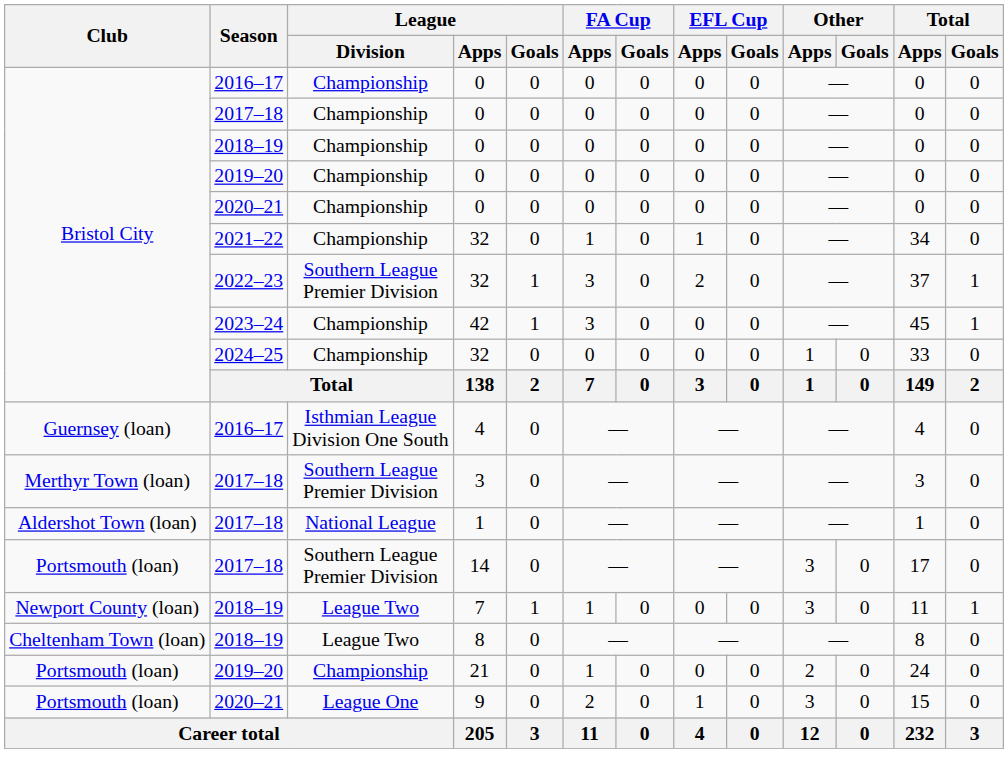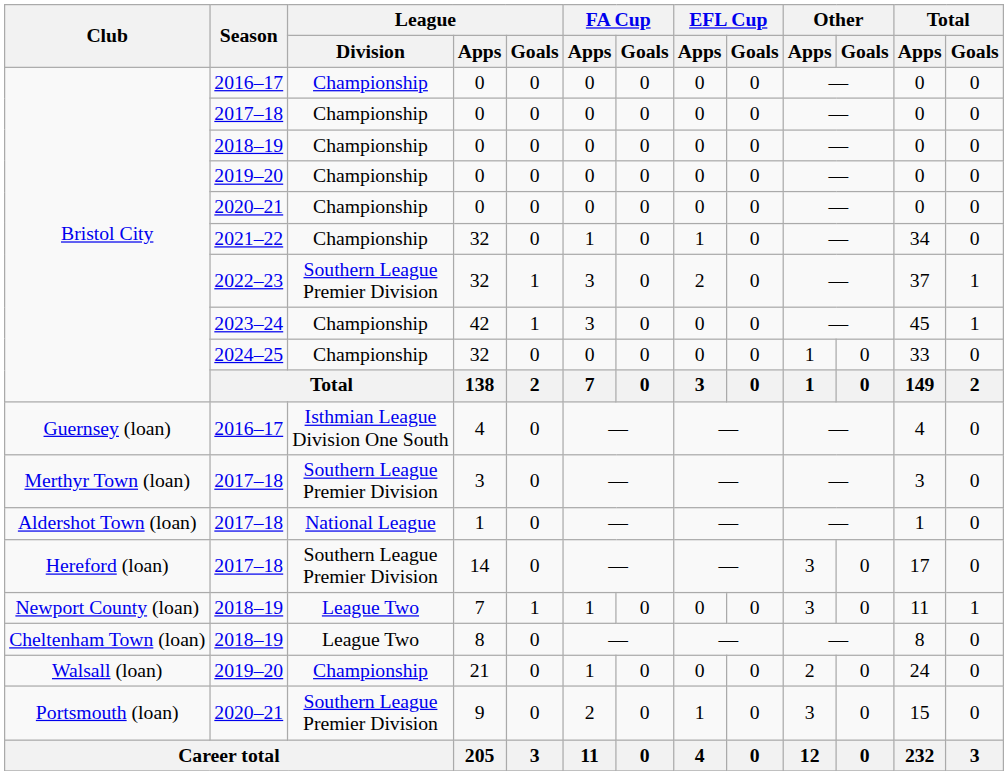(107, 565) Portsmouth (loan) -> (107, 565) Hereford (loan)
(107, 670) Portsmouth (loan) -> (107, 670) Walsall (loan)
(370, 701) League One -> (370, 712) Southern League Premier Division
